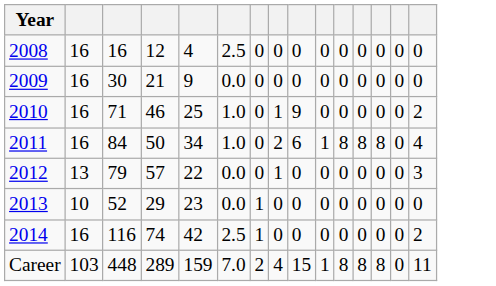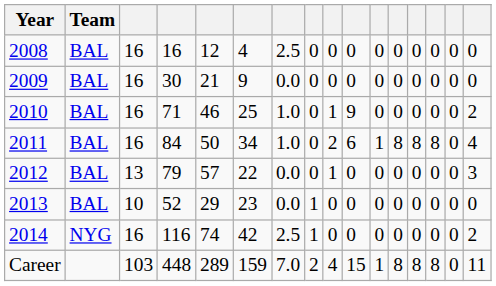+ column: (92, 19)
